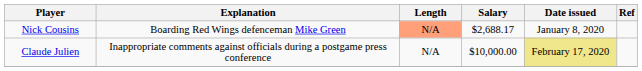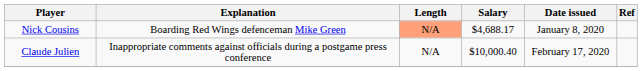(493, 29) $2,688.17 -> (493, 29) $4,688.17
(493, 52) $10,000.00 -> (493, 52) $10,000.40
(570, 52) khaki background -> (570, 52) no background
